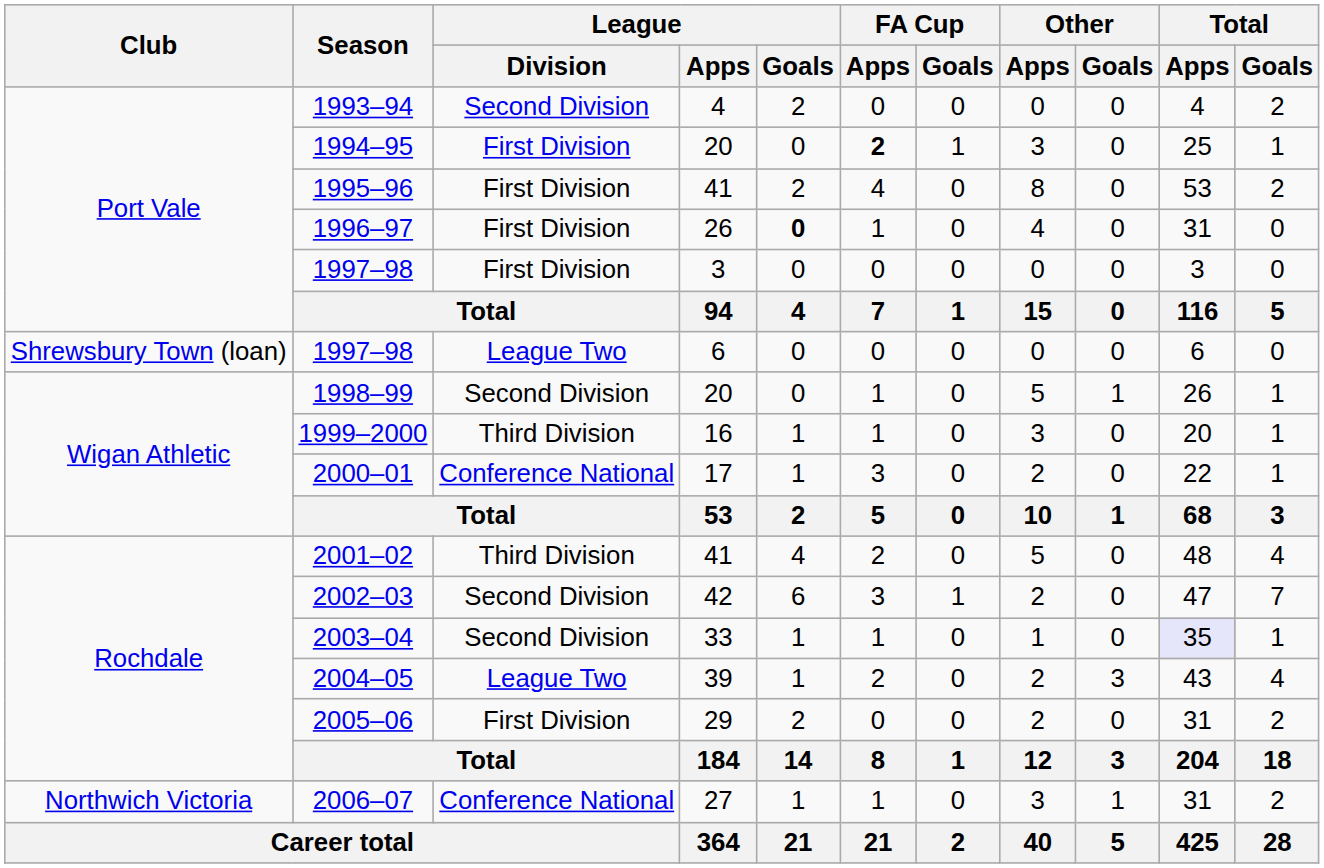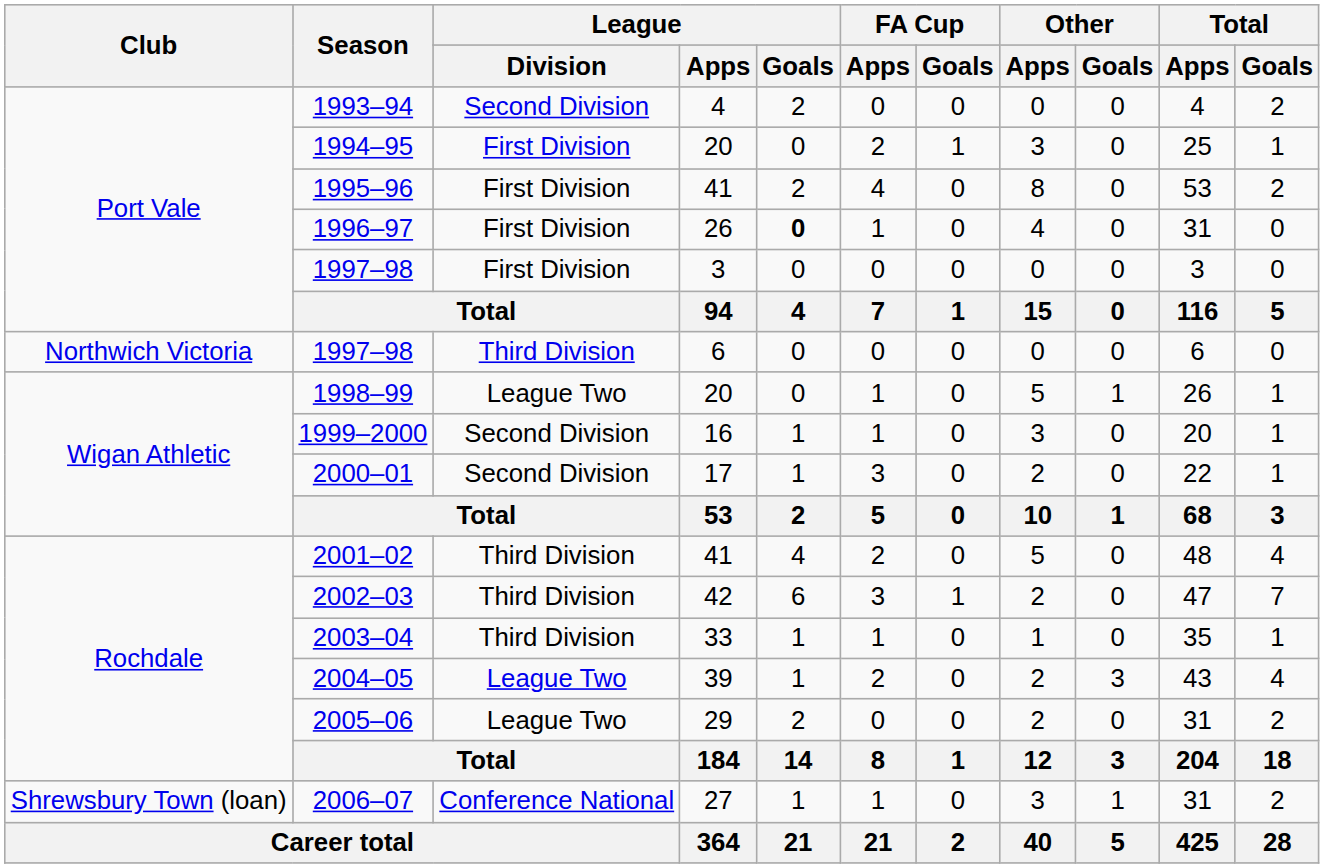(878, 147) bold -> (878, 147) normal
(149, 351) Shrewsbury Town (loan) -> (149, 351) Northwich Victoria
(557, 351) League Two -> (557, 351) Third Division
(557, 392) Second Division -> (557, 392) League Two
(557, 433) Third Division -> (557, 433) Second Division
(557, 474) Conference National -> (557, 474) Second Division
(557, 596) Second Division -> (557, 596) Third Division
(557, 637) Second Division -> (557, 637) Third Division
(1197, 637) lavender background -> (1197, 637) no background
(557, 719) First Division -> (557, 719) League Two
(149, 801) Northwich Victoria -> (149, 801) Shrewsbury Town (loan)
